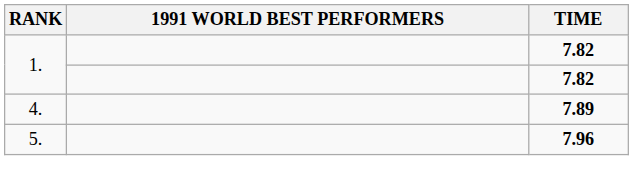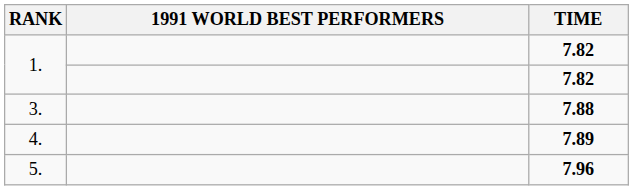+ row: (36, 109)
